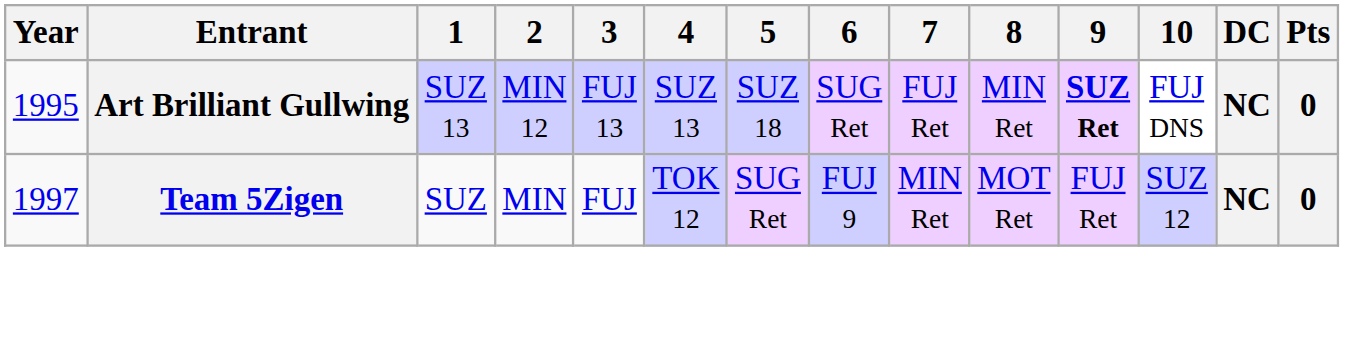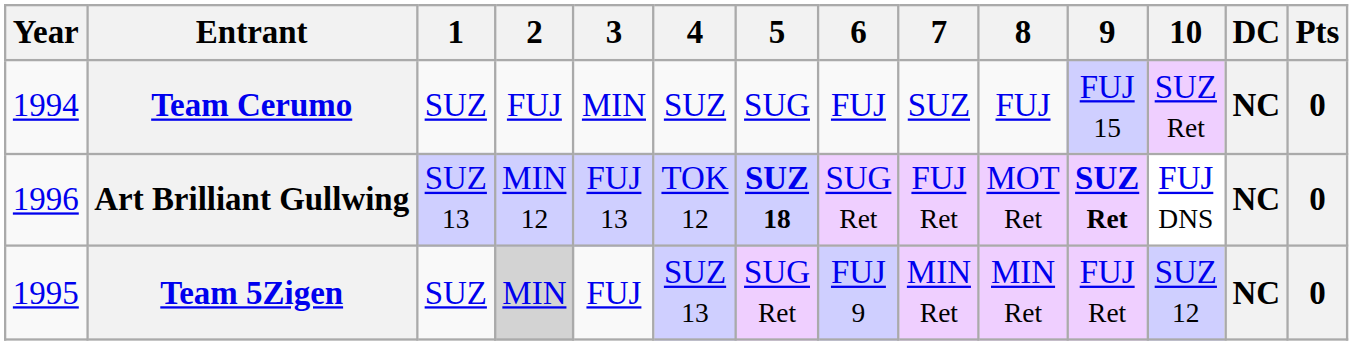+ row: (252, 105)
(46, 105) 1995 -> (46, 199) 1996
(686, 105) SUZ 13 -> (695, 199) TOK 12
(768, 105) normal -> (777, 199) bold
(1014, 105) MIN Ret -> (1023, 199) MOT Ret
(46, 199) 1997 -> (46, 292) 1995
(534, 199) no background -> (534, 292) lightgrey background
(686, 199) TOK 12 -> (695, 292) SUZ 13
(1014, 199) MOT Ret -> (1023, 292) MIN Ret
